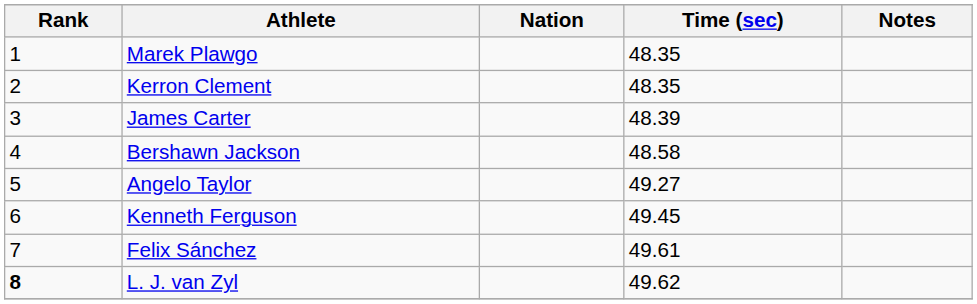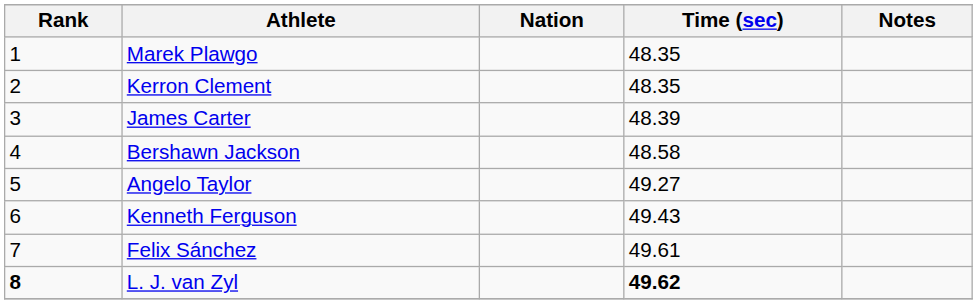(655, 217) 49.45 -> (655, 217) 49.43
(655, 282) normal -> (655, 282) bold
